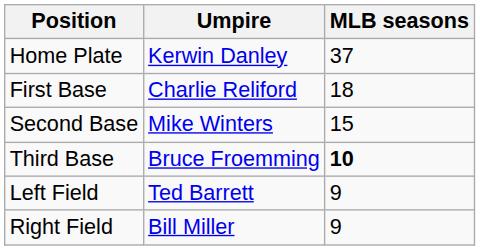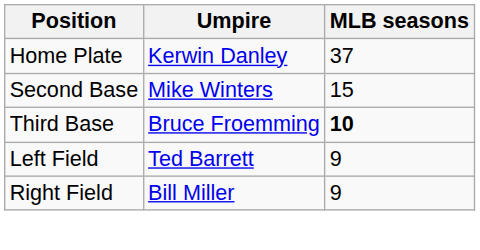- row: (58, 90)
